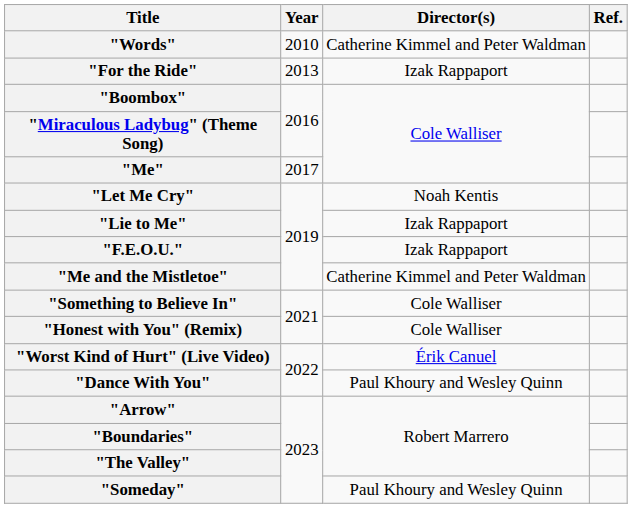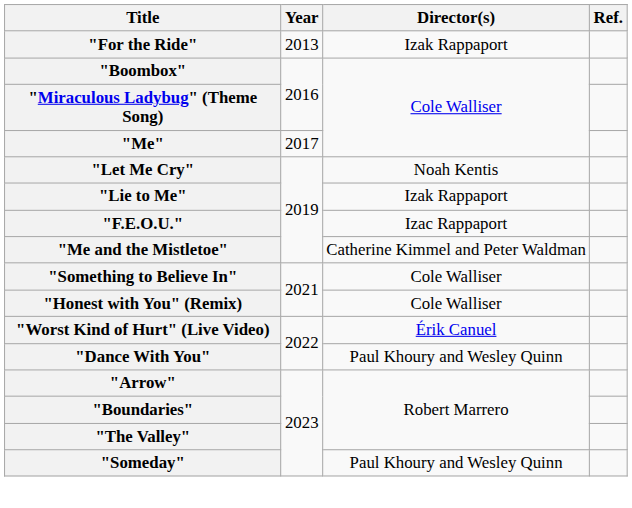- row: (143, 44)
(456, 249) Izak Rappaport -> (456, 223) Izac Rappaport
